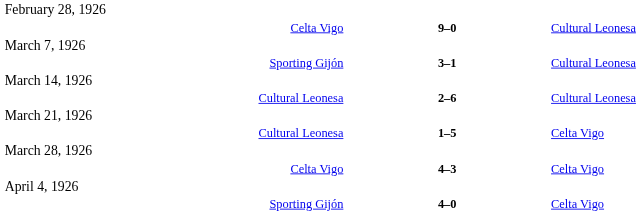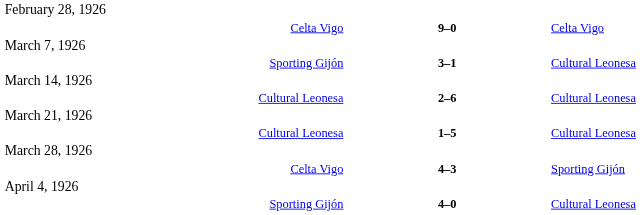(593, 27) Cultural Leonesa -> (578, 27) Celta Vigo
(578, 133) Celta Vigo -> (593, 133) Cultural Leonesa
(578, 168) Celta Vigo -> (588, 168) Sporting Gijón
(578, 204) Celta Vigo -> (593, 204) Cultural Leonesa
